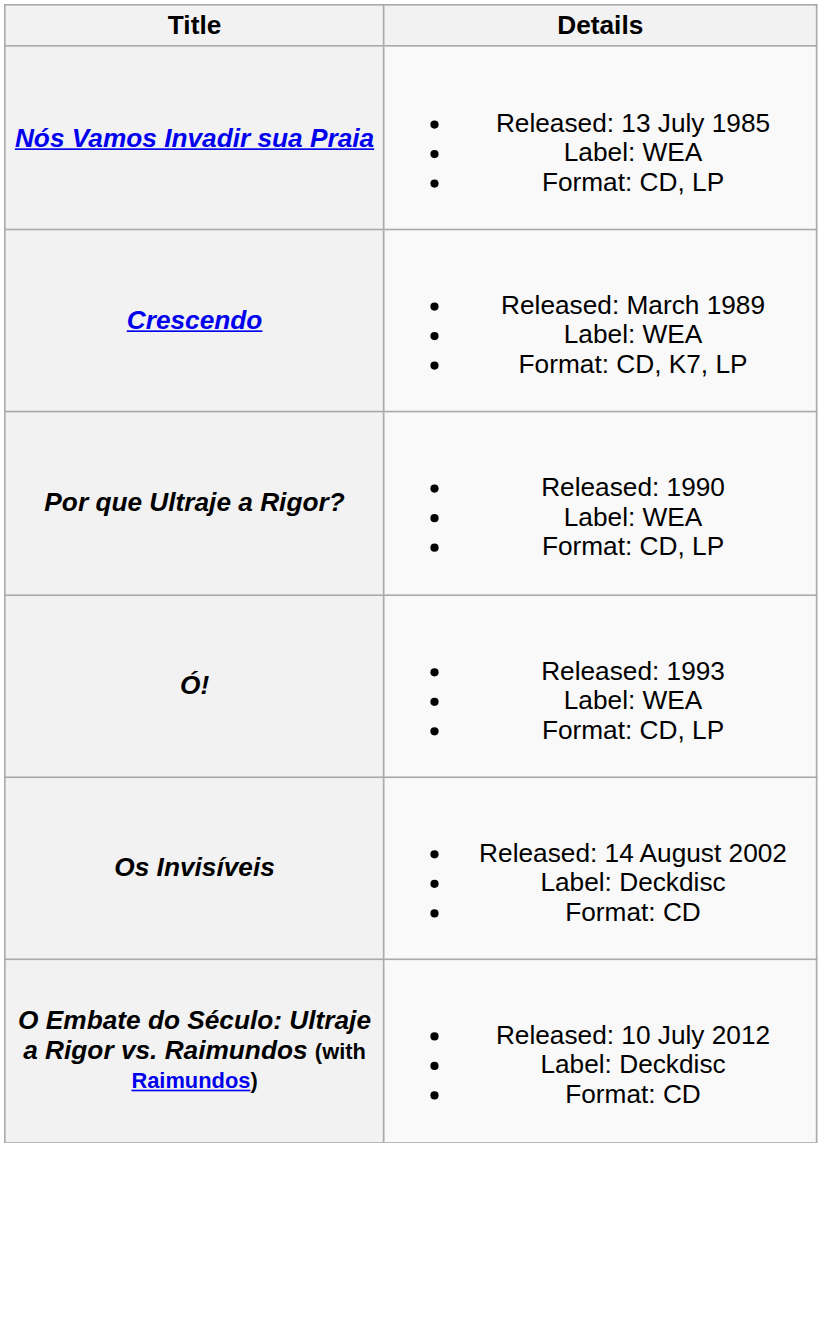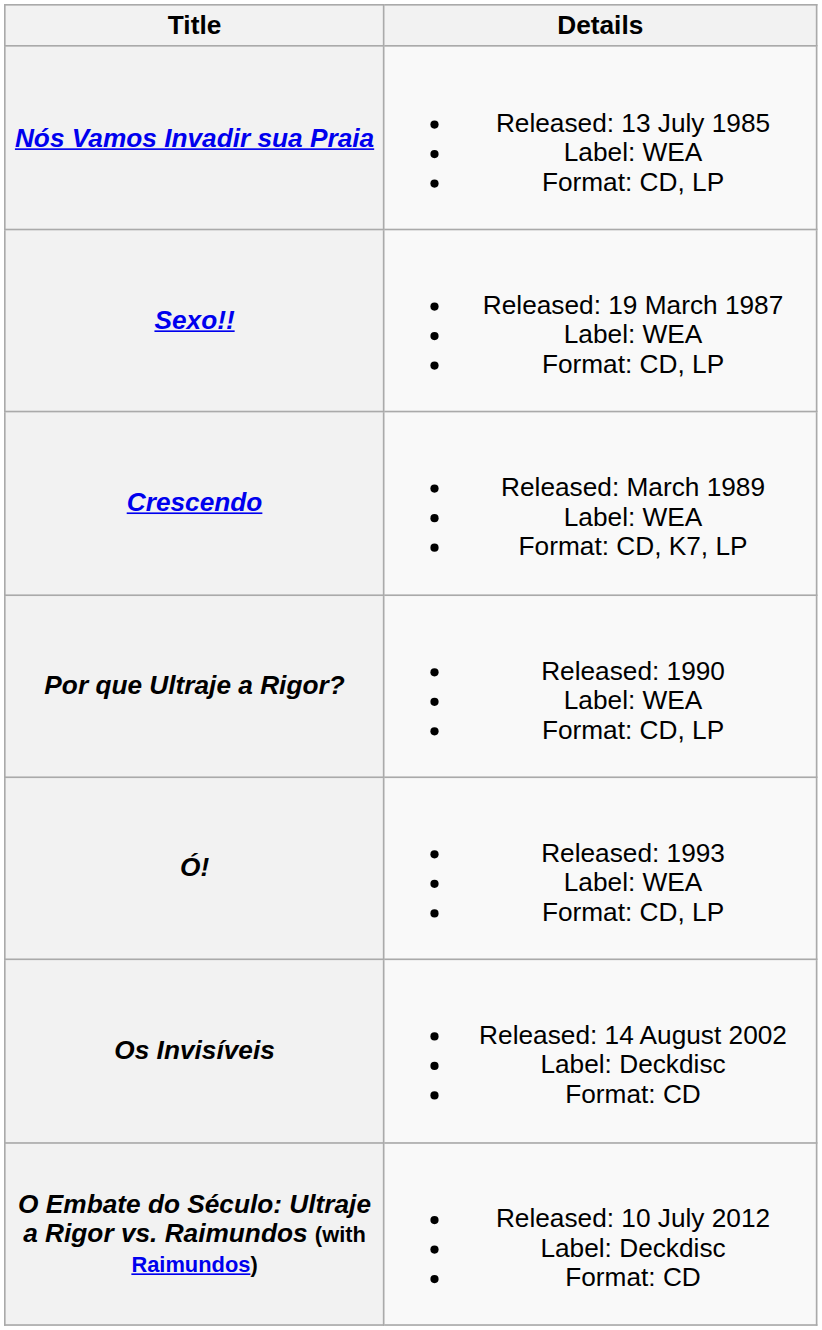+ row: (195, 320)
